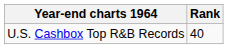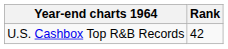(197, 33) 40 -> (197, 33) 42
